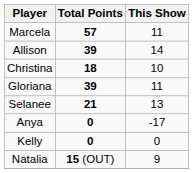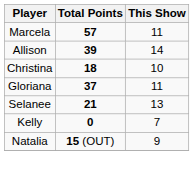(90, 86) 39 -> (90, 86) 37
- row: (30, 123)
(157, 141) 0 -> (157, 123) 7
